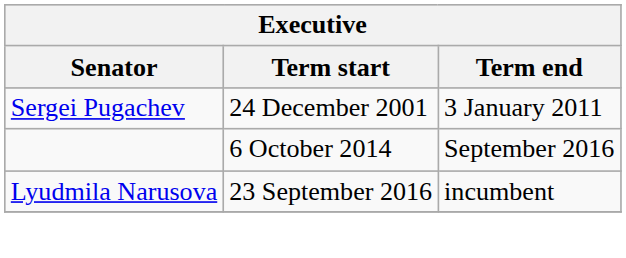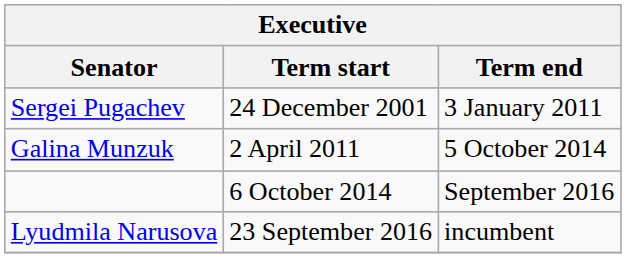+ row: (92, 149)
